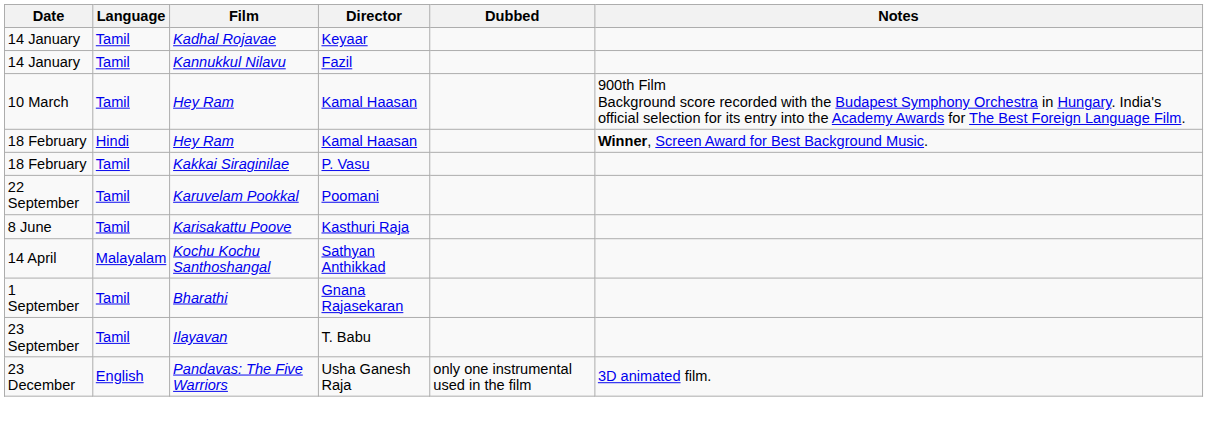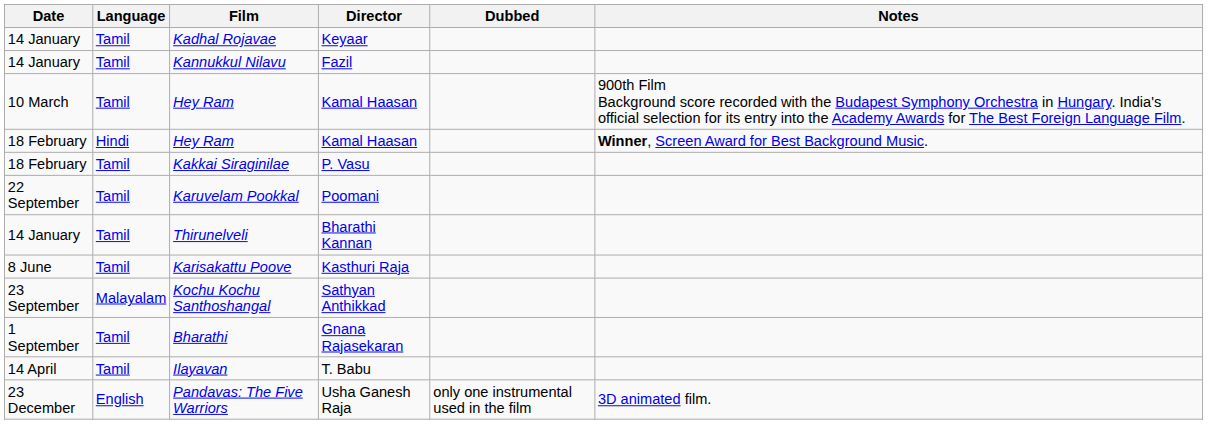+ row: (113, 235)
(32, 258) 14 April -> (44, 298) 23 September
(44, 337) 23 September -> (32, 368) 14 April
